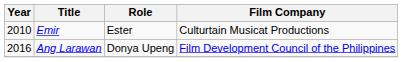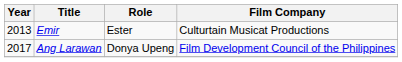(19, 30) 2010 -> (19, 30) 2013
(19, 48) 2016 -> (19, 48) 2017
